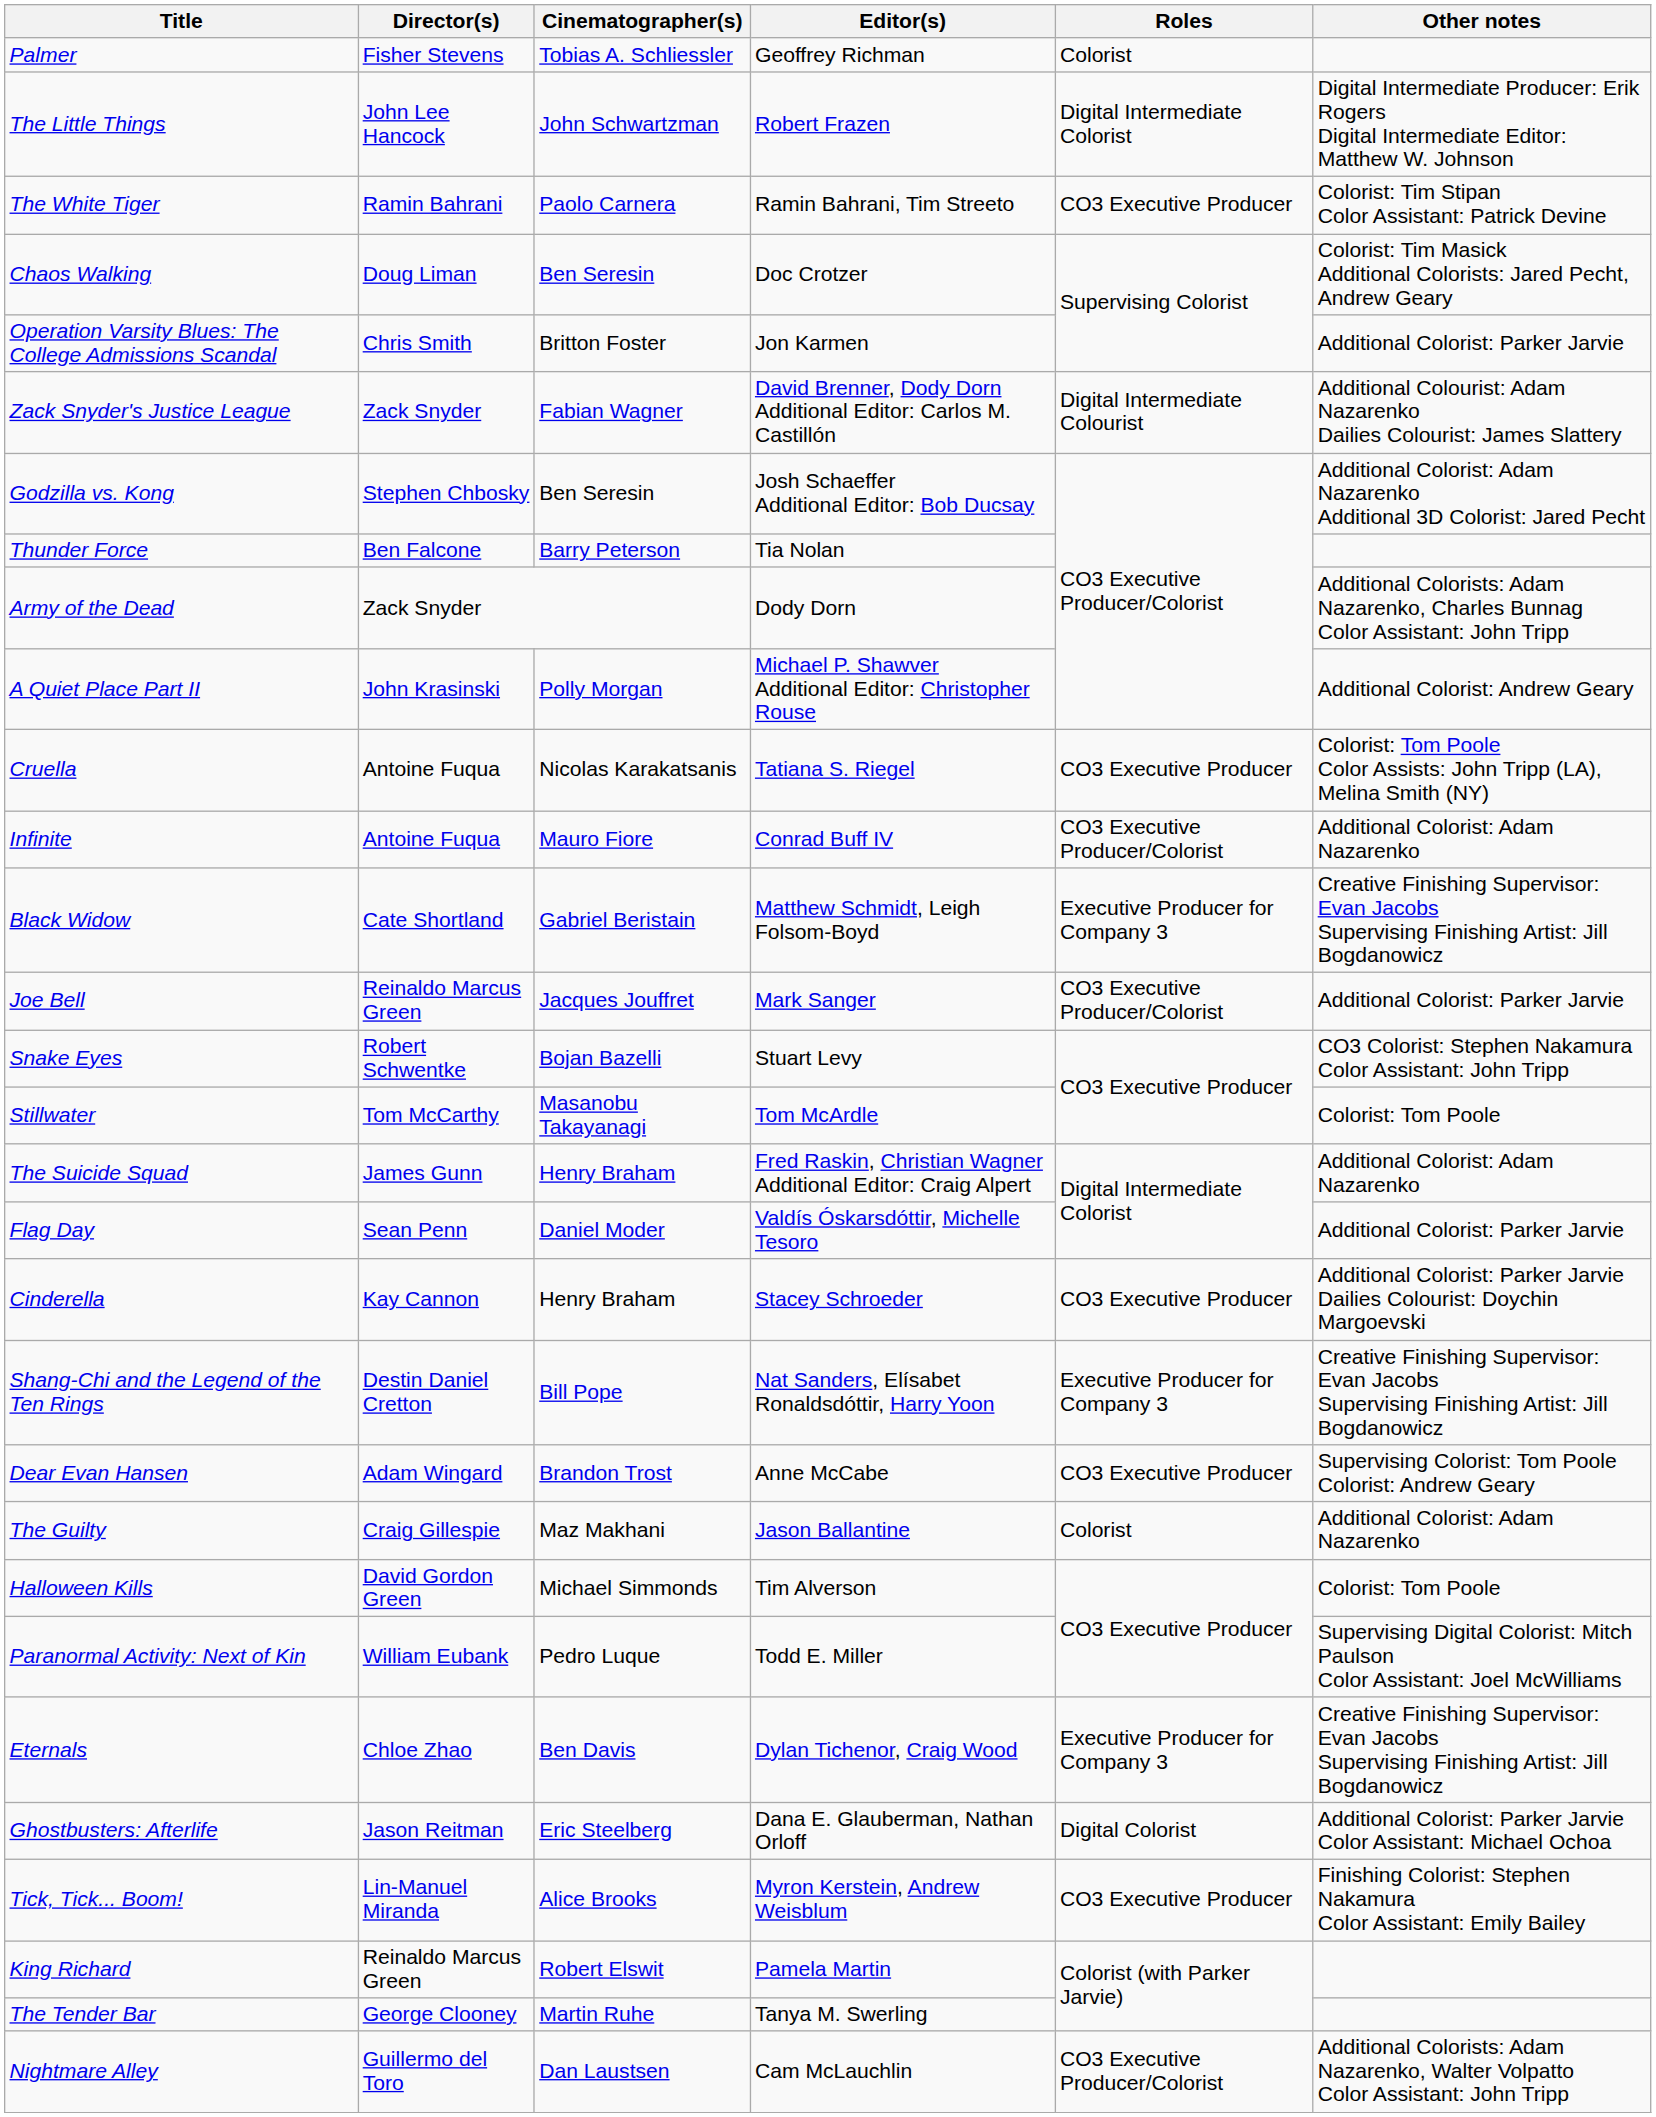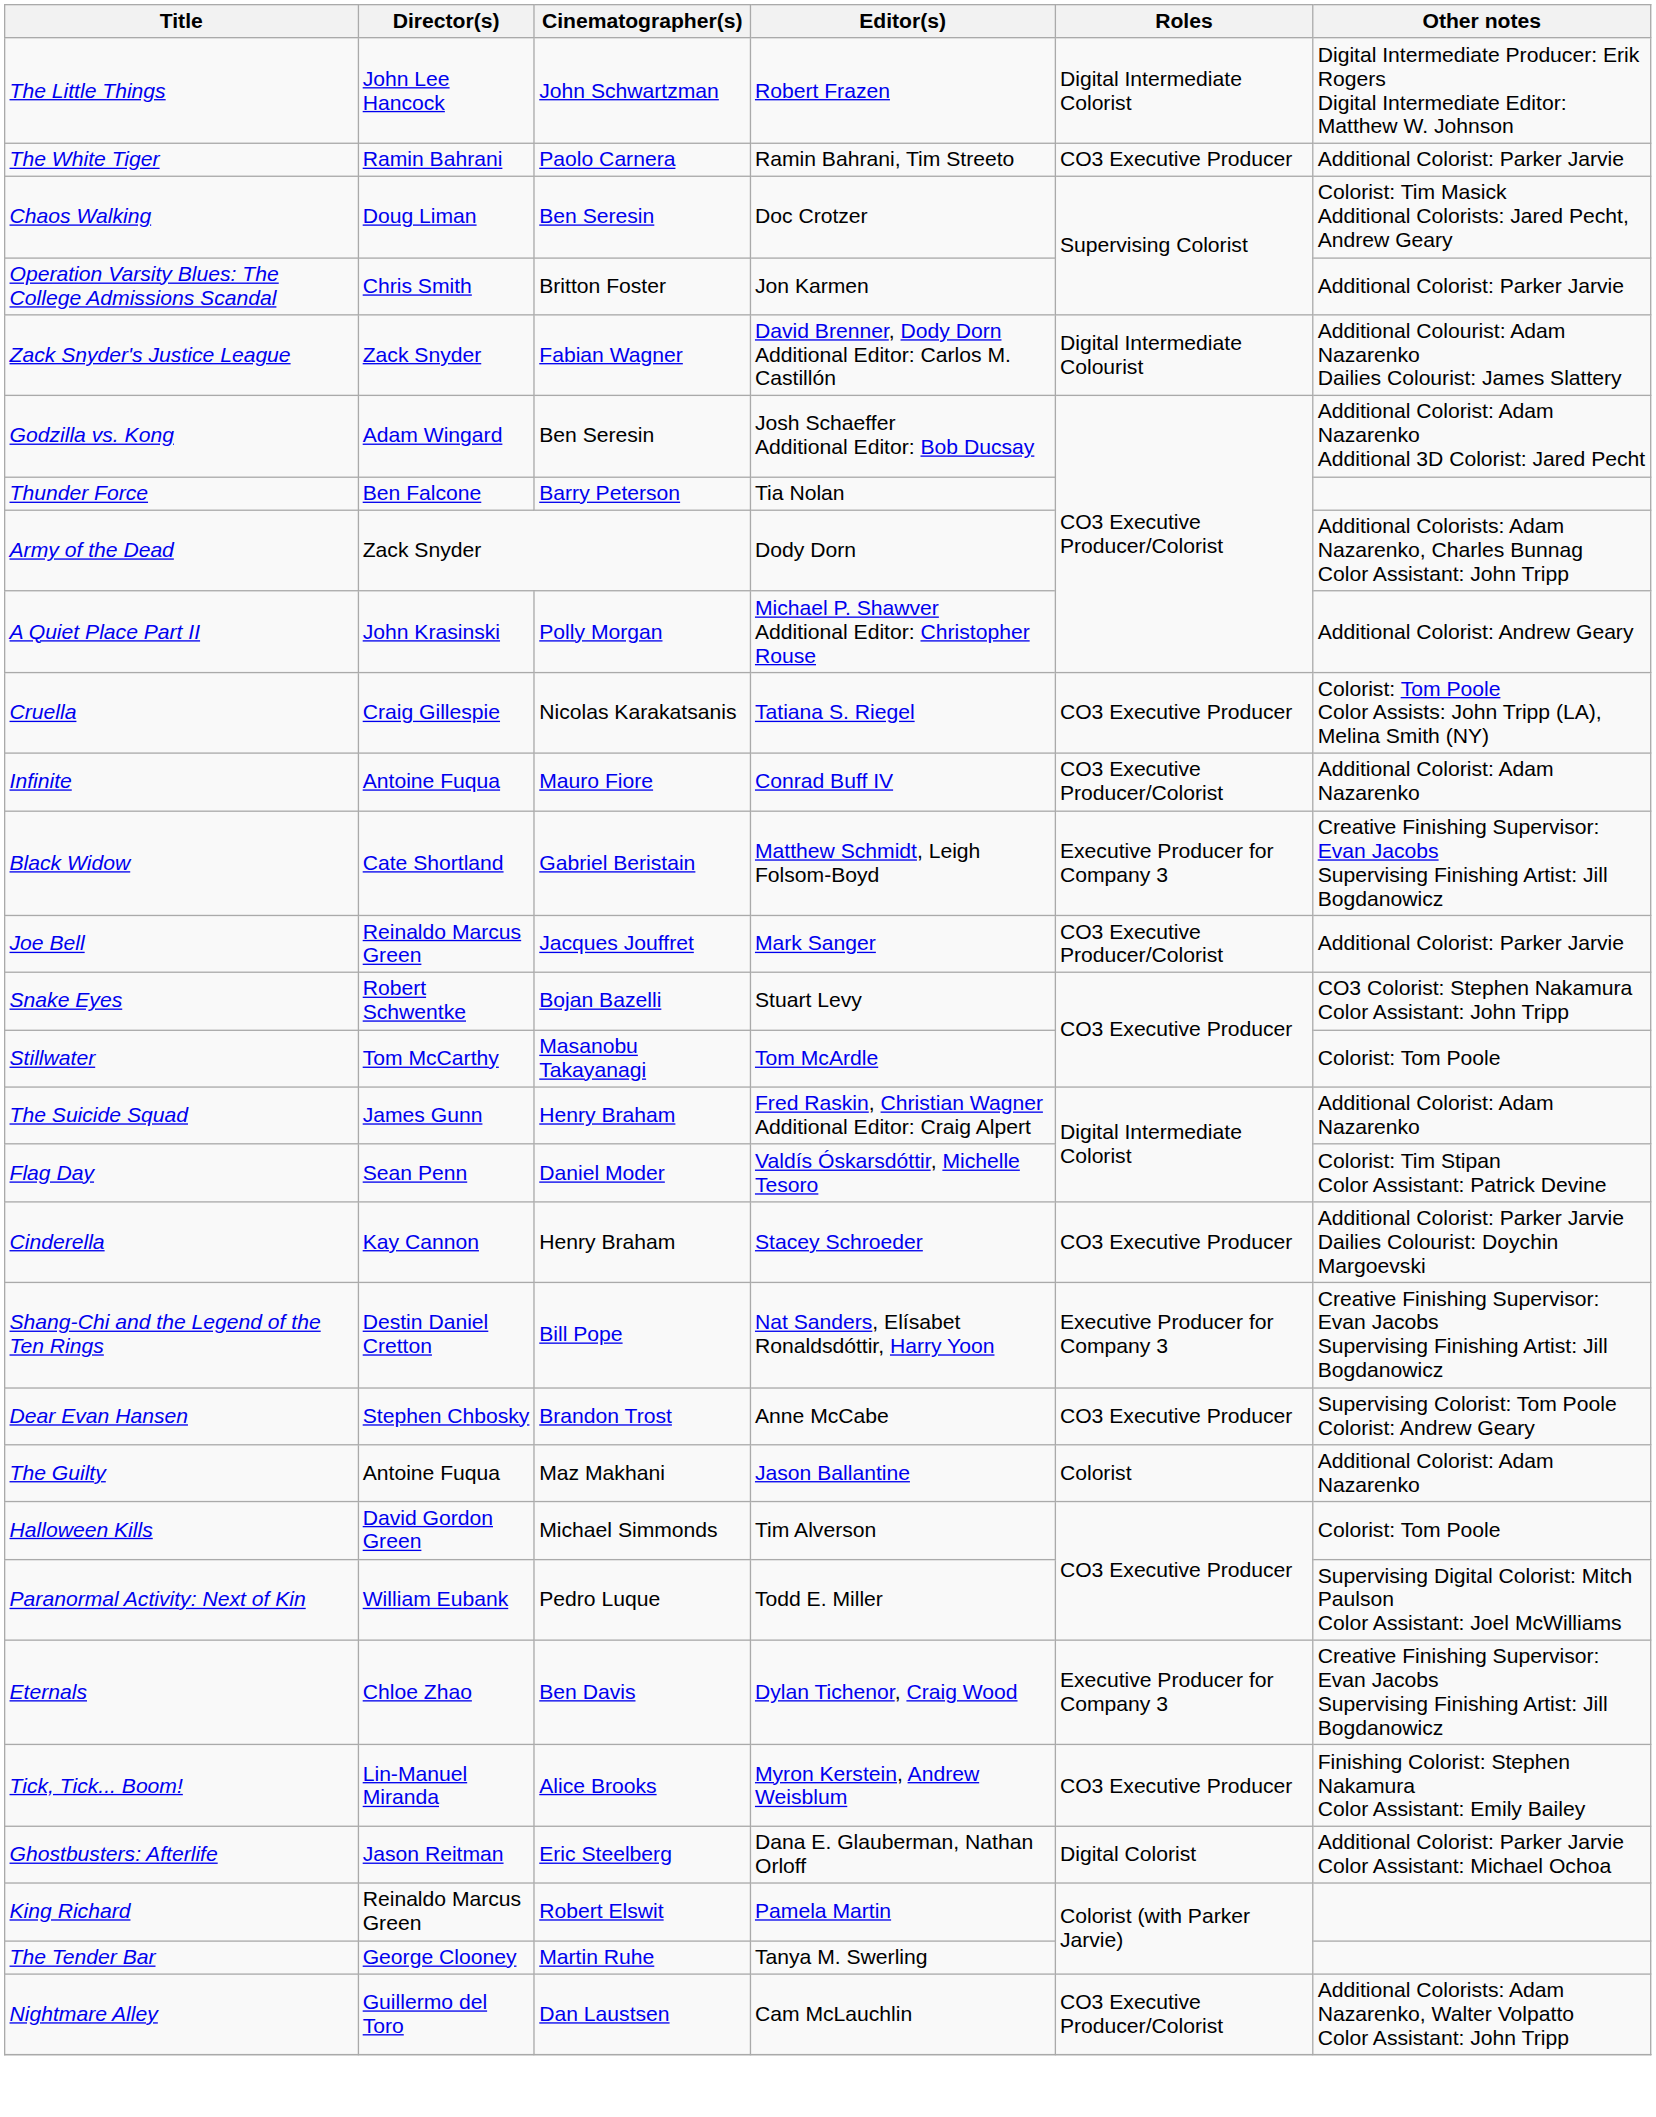- row: (43, 54)
(1462, 204) Colorist: Tim Stipan Color Assistant: Patrick Devine -> (1471, 159) Additional Colorist: Parker Jarvie
(446, 493) Stephen Chbosky -> (433, 436) Adam Wingard
(431, 769) Antoine Fuqua -> (431, 712) Craig Gillespie
(1471, 1230) Additional Colorist: Parker Jarvie -> (1462, 1172) Colorist: Tim Stipan Color Assistant: Patrick Devine
(433, 1473) Adam Wingard -> (446, 1415) Stephen Chbosky
(431, 1530) Craig Gillespie -> (431, 1473) Antoine Fuqua
rows swapped: (96, 1899) <-> (114, 1830)
